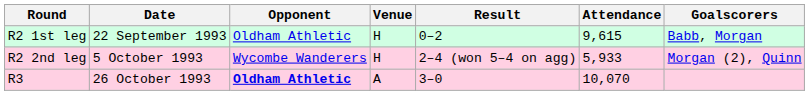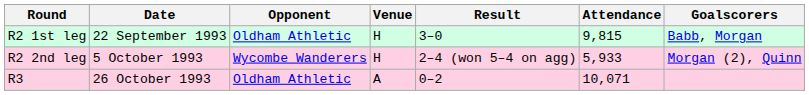(431, 37) 0–2 -> (431, 37) 3–0
(602, 37) 9,615 -> (602, 37) 9,815
(292, 79) bold -> (292, 79) normal
(431, 79) 3–0 -> (431, 79) 0–2
(606, 79) 10,070 -> (606, 79) 10,071
